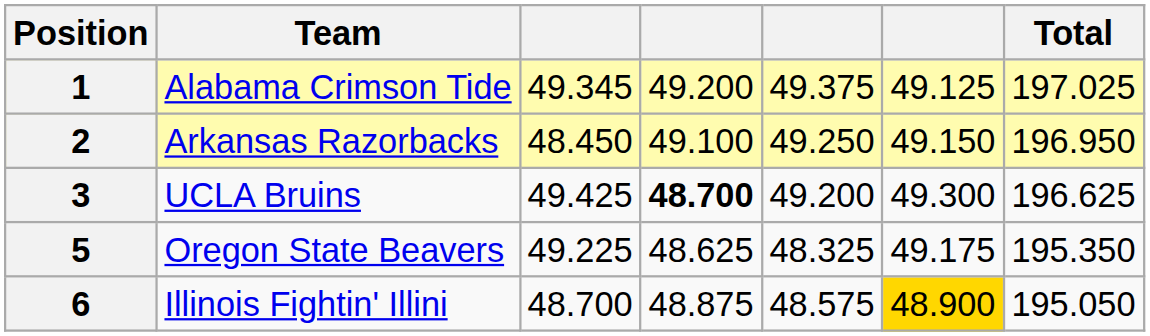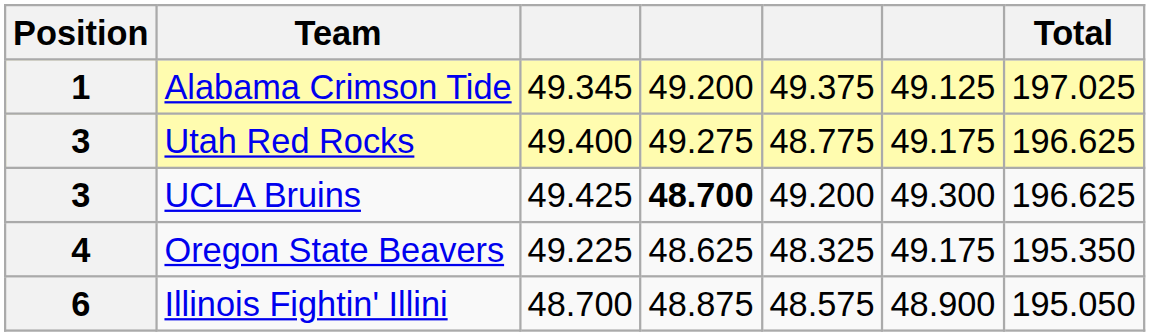- row: (331, 141)
+ row: (289, 141)
(81, 250) 5 -> (81, 250) 4
(943, 304) gold background -> (943, 304) no background
